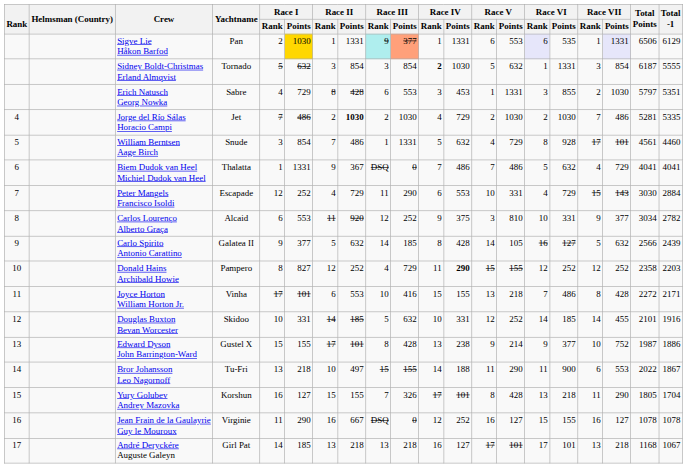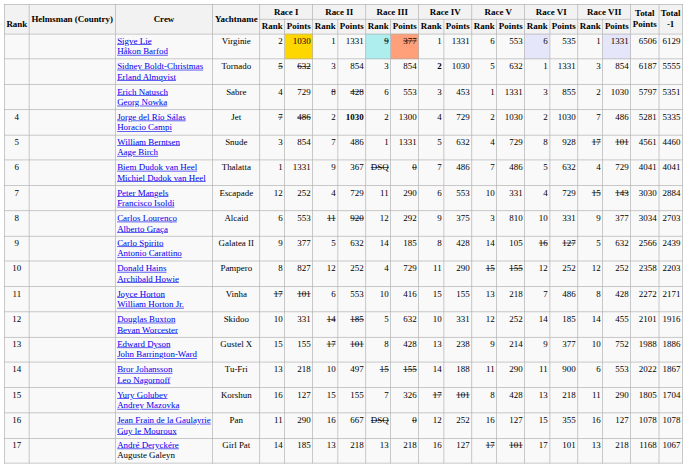(236, 41) Pan -> (236, 41) Virginie
(408, 117) 1030 -> (408, 117) 1300
(410, 218) 252 -> (410, 218) 292
(671, 218) 2782 -> (671, 218) 2703
(463, 269) bold -> (463, 269) normal
(648, 344) 1987 -> (648, 344) 1988
(236, 420) Virginie -> (236, 420) Pan
(569, 420) 155 -> (569, 420) 355
